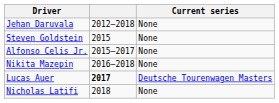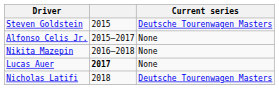- row: (40, 24)
(148, 37) None -> (205, 24) Deutsche Tourenwagen Masters
(205, 78) Deutsche Tourenwagen Masters -> (148, 64) None
(148, 91) None -> (205, 78) Deutsche Tourenwagen Masters
